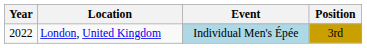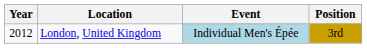(21, 33) 2022 -> (21, 33) 2012
